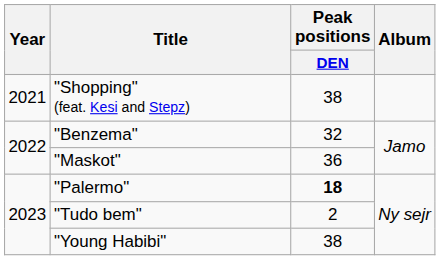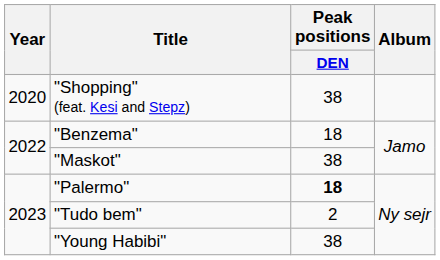(27, 97) 2021 -> (27, 97) 2020
(333, 134) 32 -> (333, 134) 18
(333, 160) 36 -> (333, 160) 38
